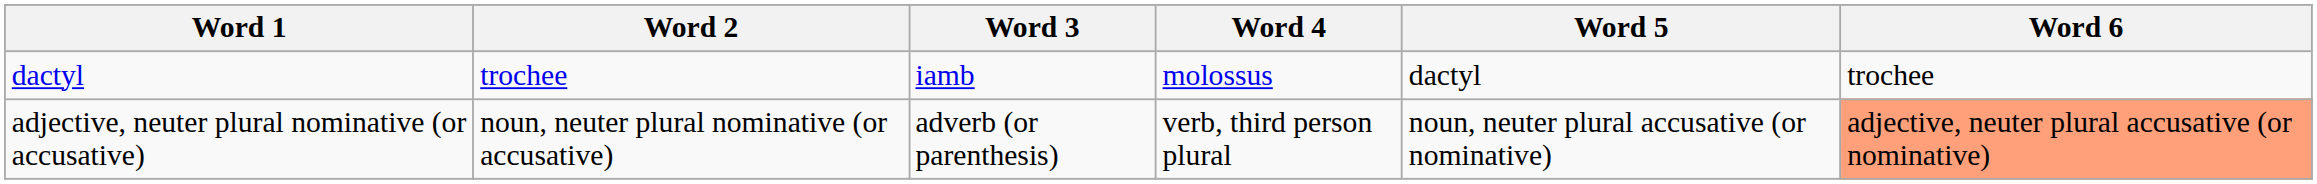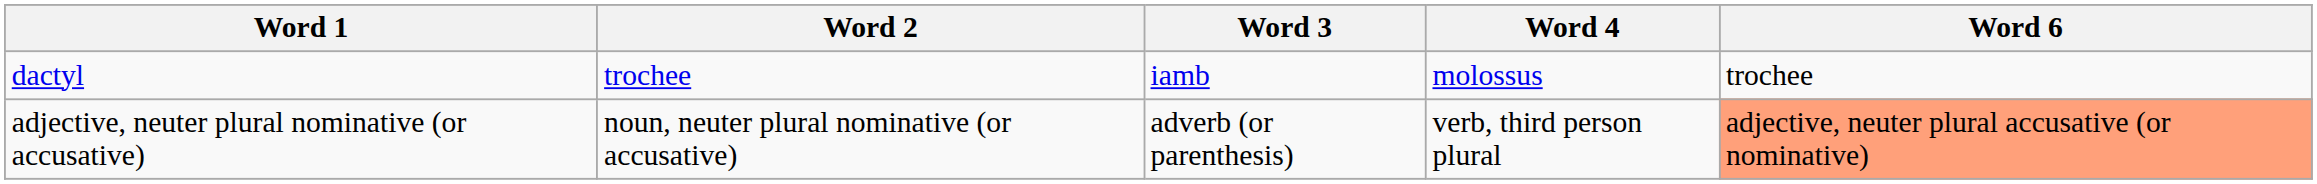- column: (1621, 27)
